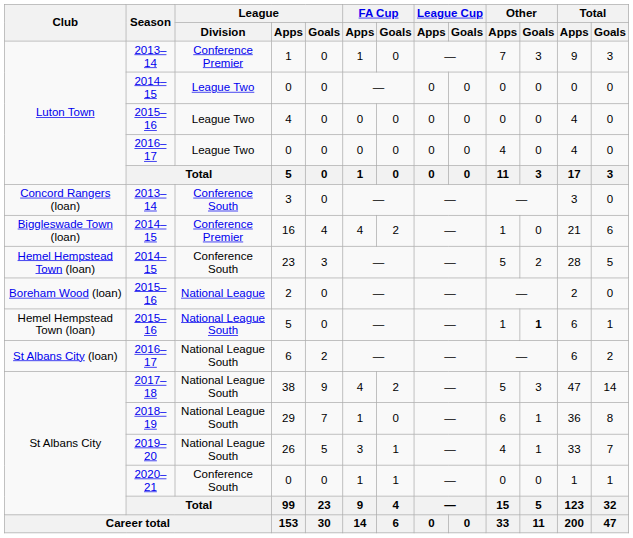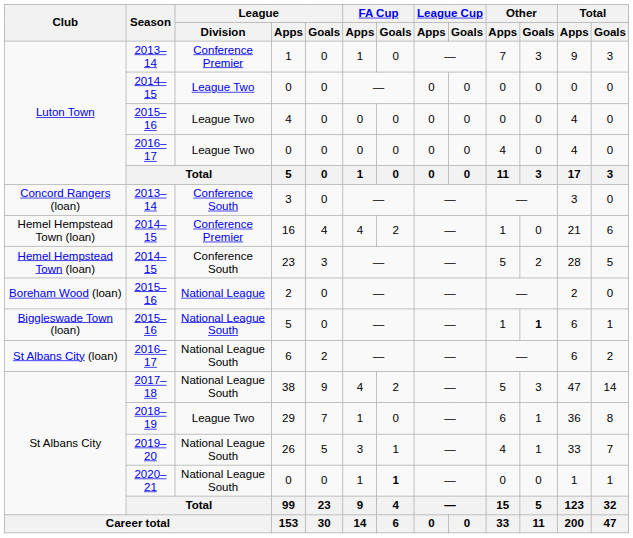(65, 231) Biggleswade Town (loan) -> (65, 231) Hemel Hempstead Town (loan)
(65, 324) Hemel Hempstead Town (loan) -> (65, 324) Biggleswade Town (loan)
(223, 418) National League South -> (223, 418) League Two
(223, 480) Conference South -> (223, 480) National League South
(396, 480) normal -> (396, 480) bold
